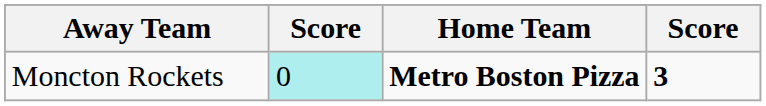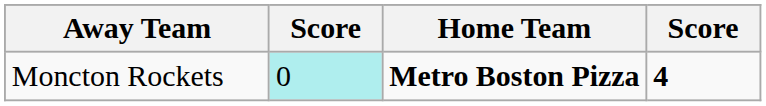(661, 75) 3 -> (661, 75) 4
